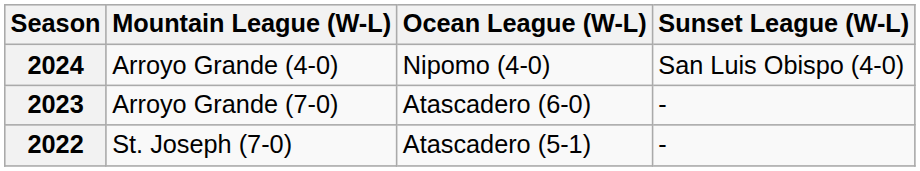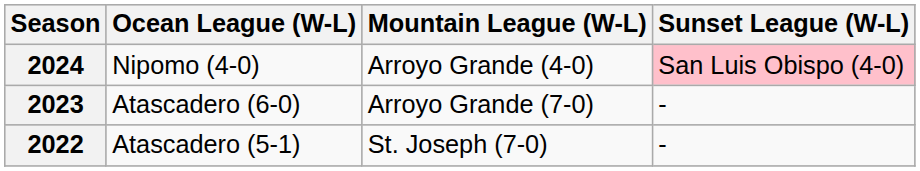columns swapped: (252, 24) <-> (525, 24)
(781, 64) no background -> (781, 64) pink background
